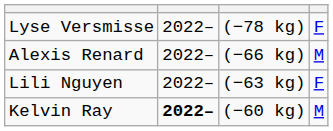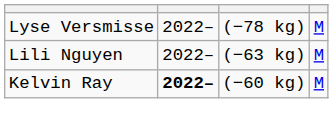(319, 27) F -> (319, 27) M
- row: (76, 55)
(319, 83) F -> (319, 55) M
